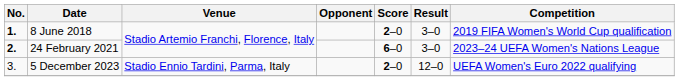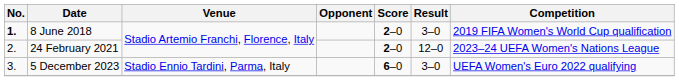(12, 48) bold -> (12, 48) normal
(393, 48) 6–0 -> (393, 48) 2–0
(431, 48) 3–0 -> (431, 48) 12–0
(393, 66) 2–0 -> (393, 66) 6–0
(431, 66) 12–0 -> (431, 66) 3–0
